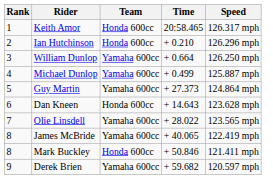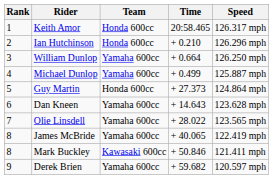(131, 89) Yamaha 600cc -> (128, 89) Honda 600cc
(128, 105) Honda 600cc -> (131, 105) Yamaha 600cc
(128, 151) Honda 600cc -> (134, 151) Kawasaki 600cc
